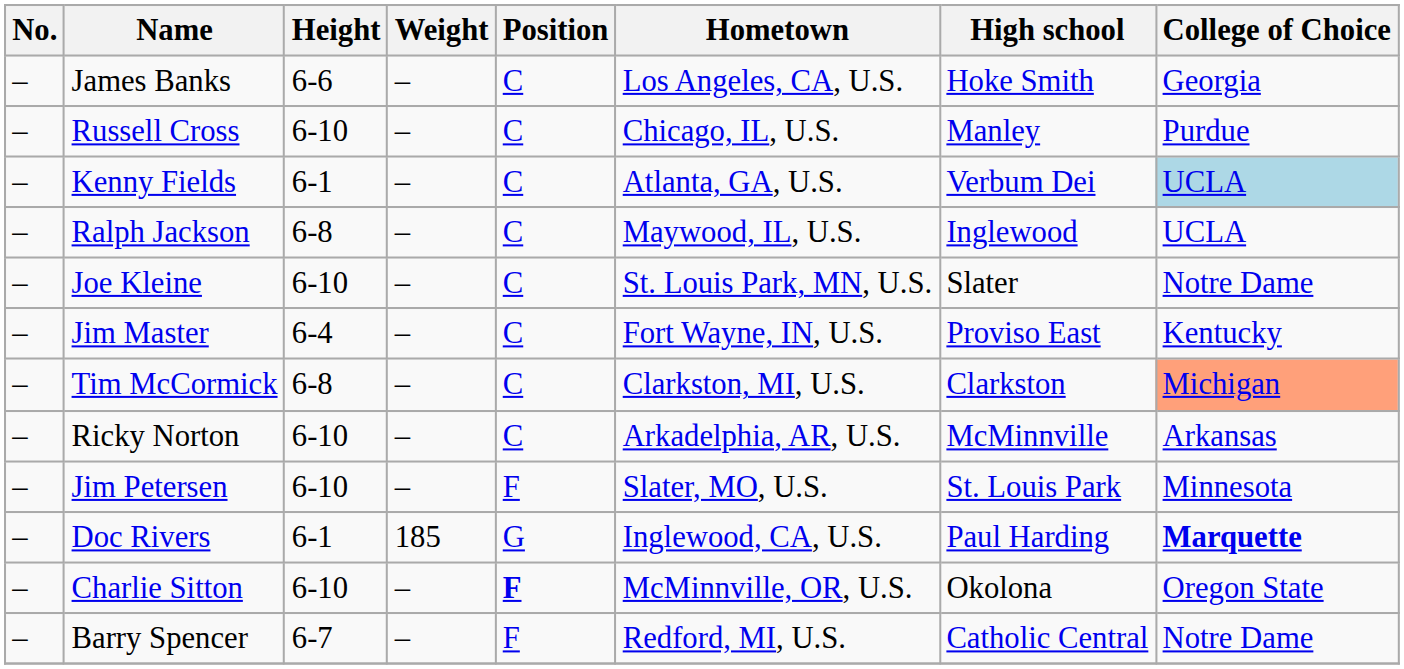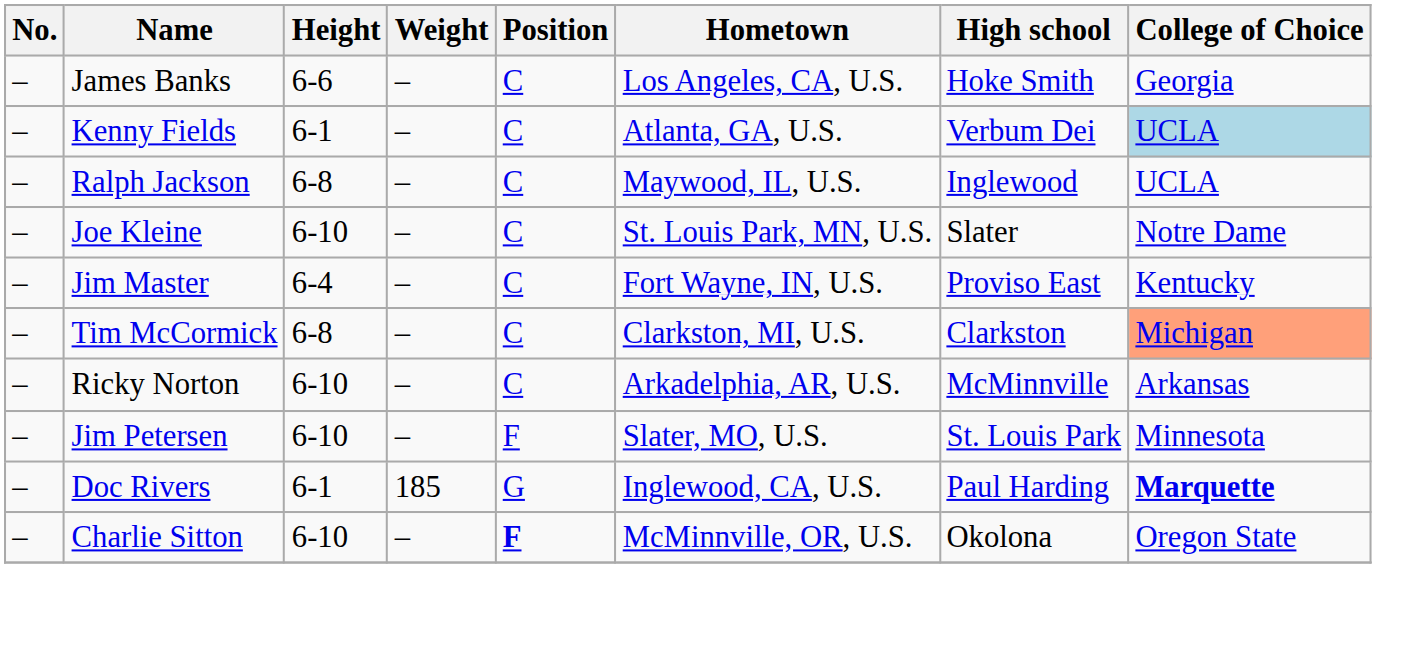- row: (156, 131)
- row: (160, 637)
